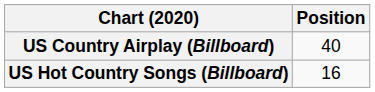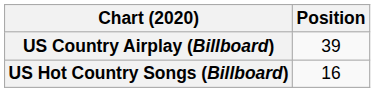(331, 45) 40 -> (331, 45) 39
